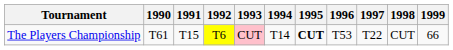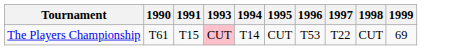- column: (219, 14)
(311, 35) bold -> (280, 35) normal
(433, 35) 66 -> (401, 35) 69
